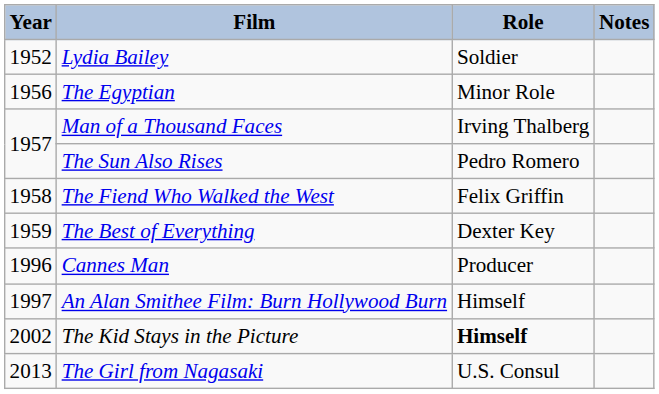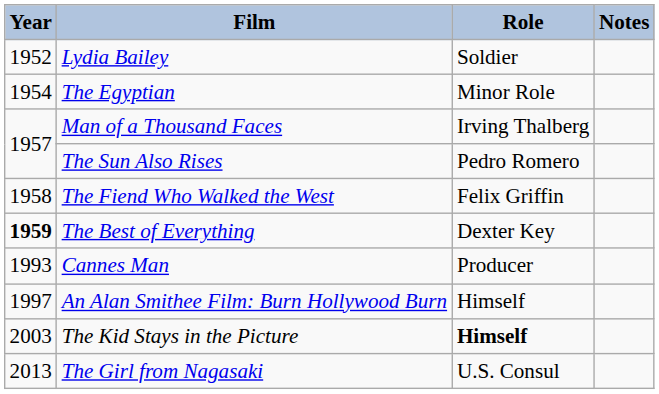(31, 91) 1956 -> (31, 91) 1954
(31, 231) normal -> (31, 231) bold
(31, 265) 1996 -> (31, 265) 1993
(31, 335) 2002 -> (31, 335) 2003
